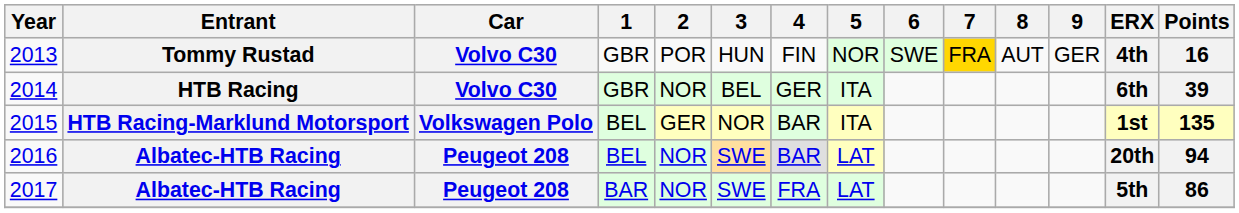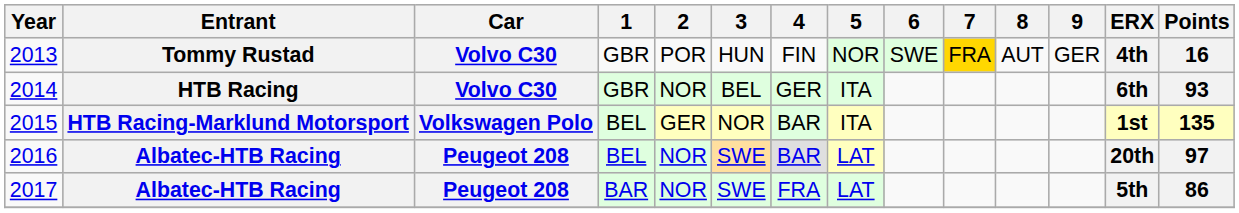(1197, 89) 39 -> (1197, 89) 93
(1197, 156) 94 -> (1197, 156) 97
